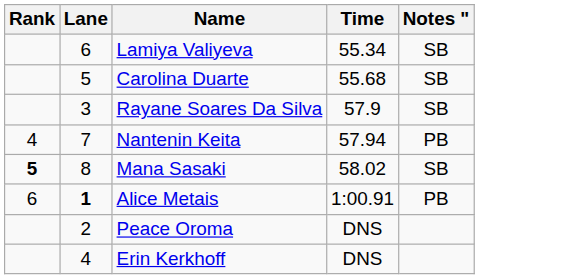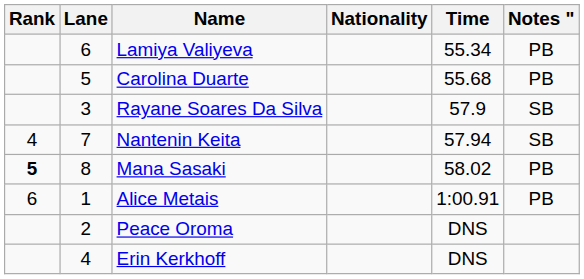+ column: (379, 19)
(436, 49) SB -> (541, 49) PB
(436, 79) SB -> (541, 79) PB
(436, 139) PB -> (541, 139) SB
(436, 169) SB -> (541, 169) PB
(86, 199) bold -> (86, 199) normal
